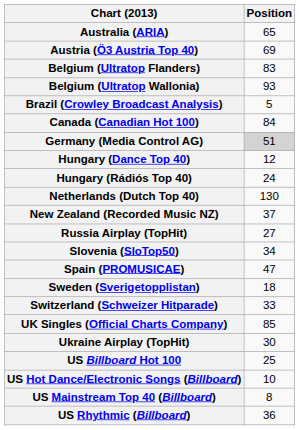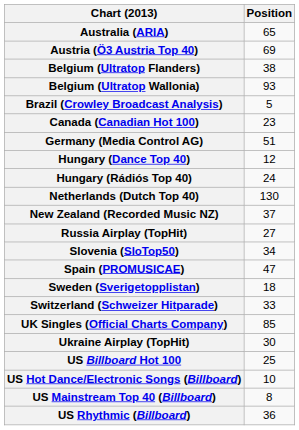(269, 68) 83 -> (269, 68) 38
(269, 123) 84 -> (269, 123) 23
(269, 141) lightgrey background -> (269, 141) no background
